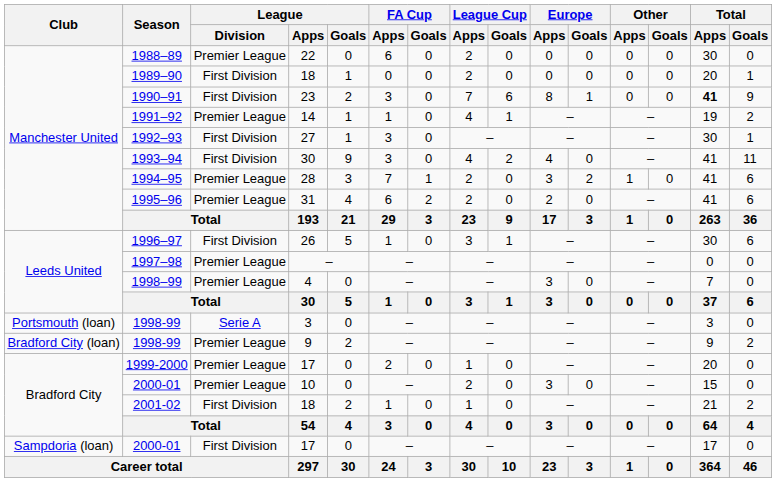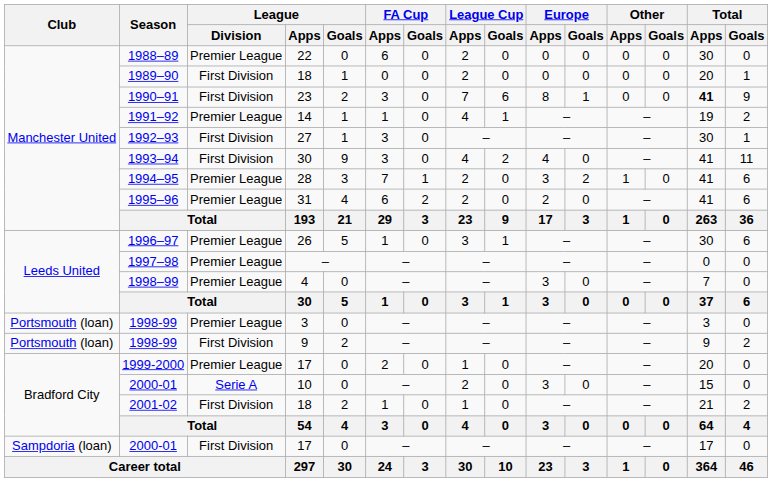(240, 240) First Division -> (236, 240) Premier League
(240, 323) Serie A -> (236, 323) Premier League
(64, 343) Bradford City (loan) -> (62, 343) Portsmouth (loan)
(240, 343) Premier League -> (236, 343) First Division
(240, 384) Premier League -> (236, 384) Serie A
